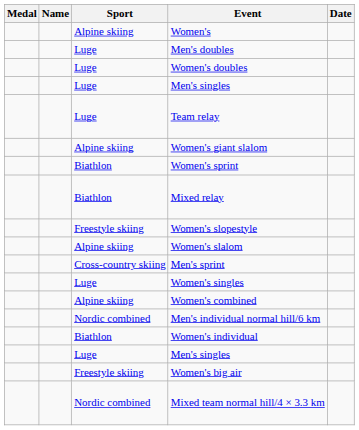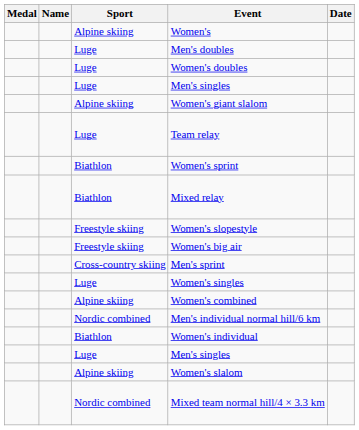rows swapped: (85, 116) <-> (104, 147)
rows swapped: (109, 372) <-> (104, 246)
